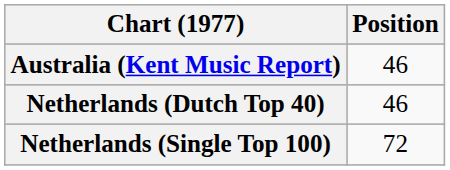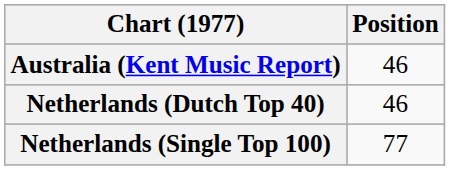(395, 143) 72 -> (395, 143) 77
